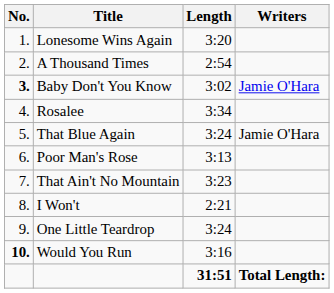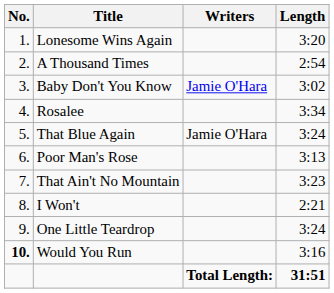columns swapped: (282, 16) <-> (209, 16)
(24, 87) bold -> (24, 87) normal
